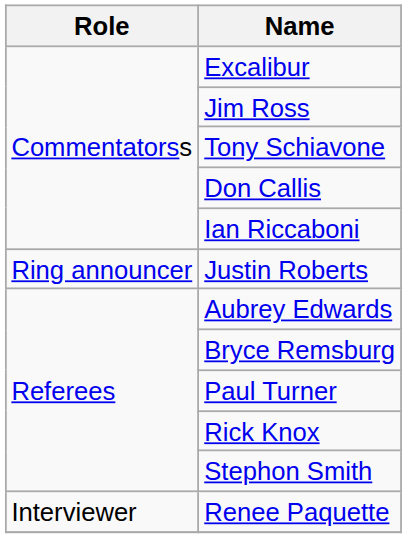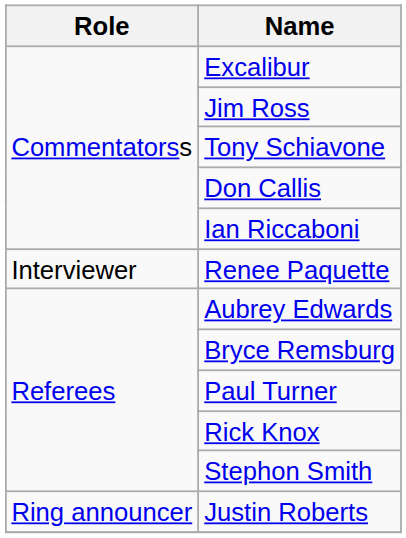rows swapped: (286, 269) <-> (297, 512)
